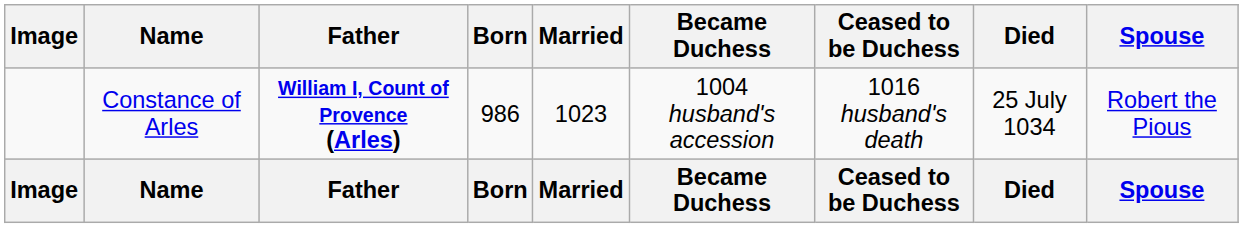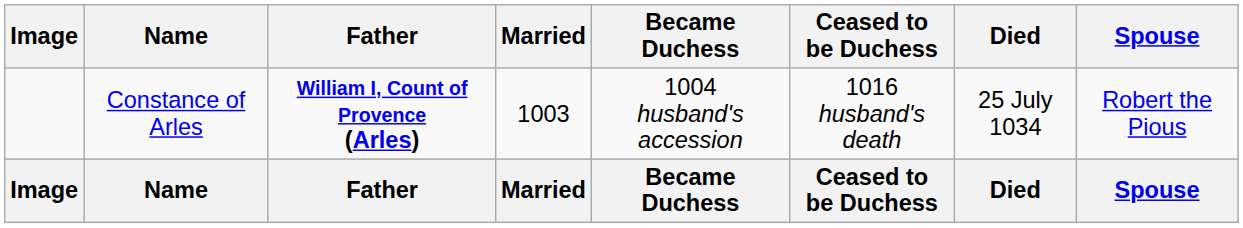- column: (500, 36)
(581, 113) 1023 -> (543, 113) 1003
